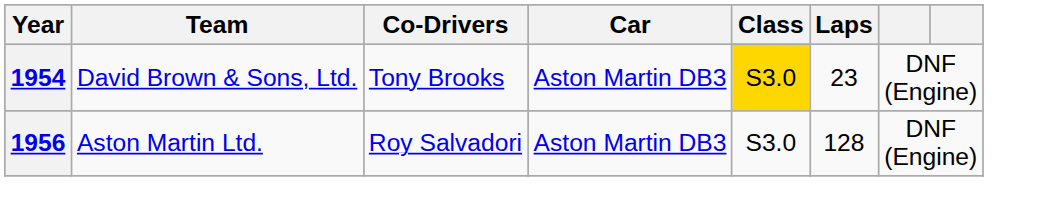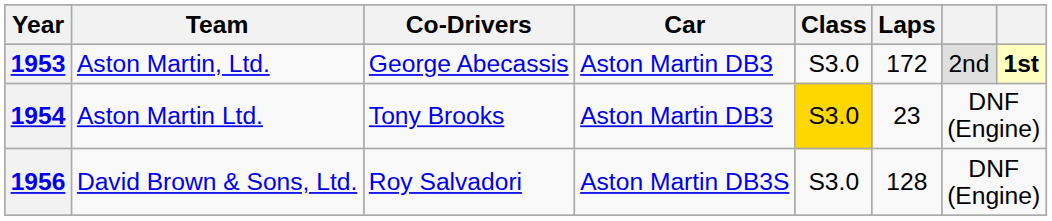+ row: (38, 64)
(217, 77) David Brown & Sons, Ltd. -> (170, 116) Aston Martin Ltd.
(170, 144) Aston Martin Ltd. -> (217, 182) David Brown & Sons, Ltd.
(630, 144) Aston Martin DB3 -> (685, 182) Aston Martin DB3S
